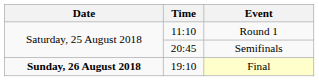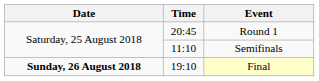(184, 31) 11:10 -> (184, 31) 20:45
(184, 48) 20:45 -> (184, 48) 11:10
